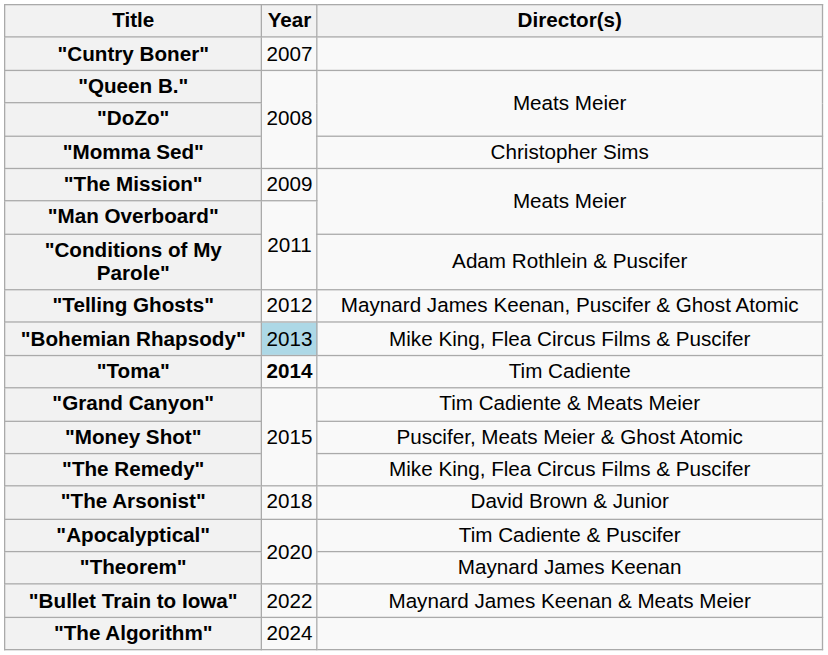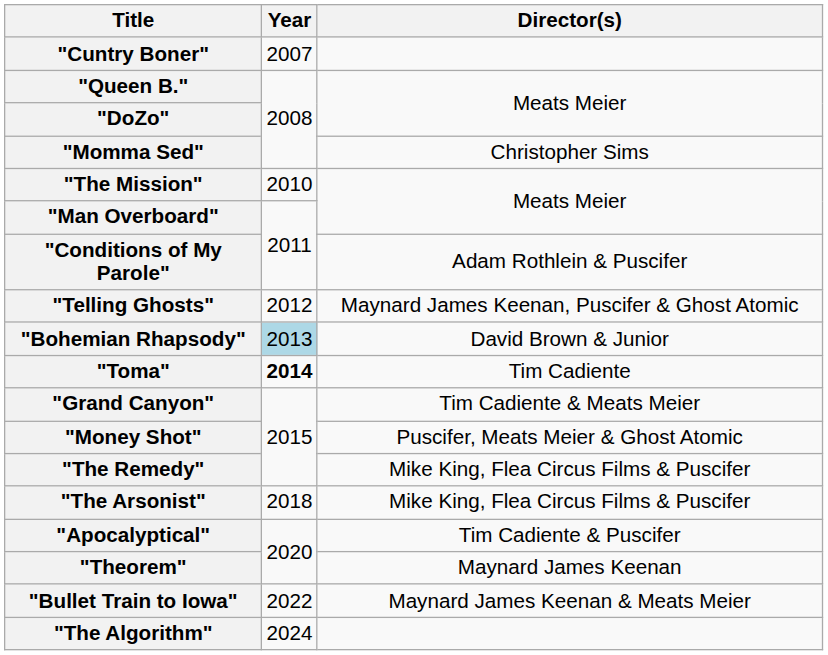(290, 184) 2009 -> (290, 184) 2010
(570, 338) Mike King, Flea Circus Films & Puscifer -> (570, 338) David Brown & Junior
(570, 502) David Brown & Junior -> (570, 502) Mike King, Flea Circus Films & Puscifer
